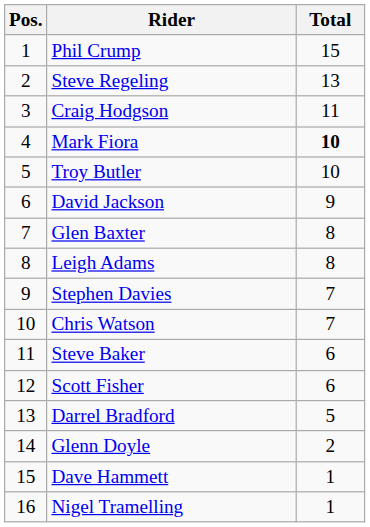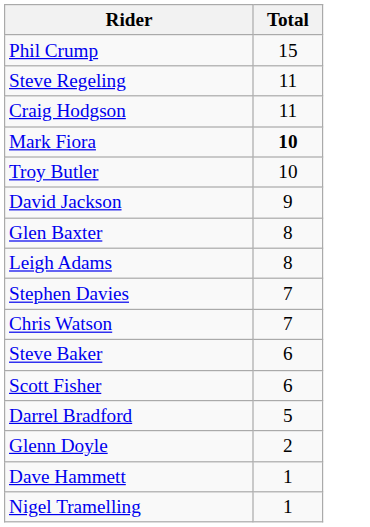- column: (26, 19)
(330, 80) 13 -> (288, 80) 11
